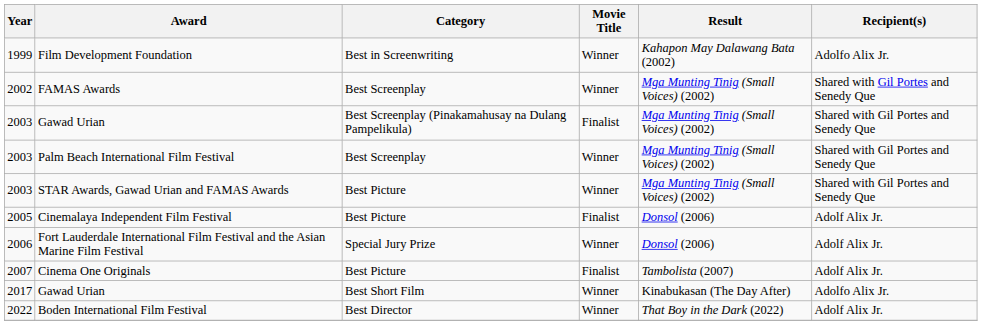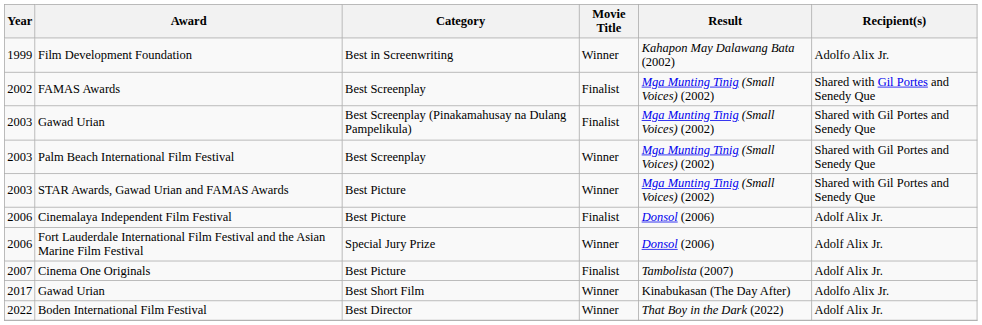(600, 89) Winner -> (600, 89) Finalist
(20, 217) 2005 -> (20, 217) 2006
